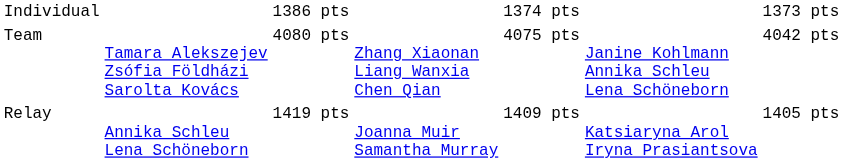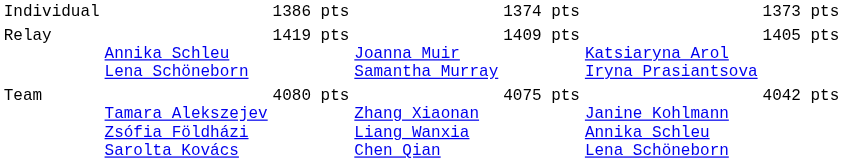rows swapped: (23, 35) <-> (28, 114)
